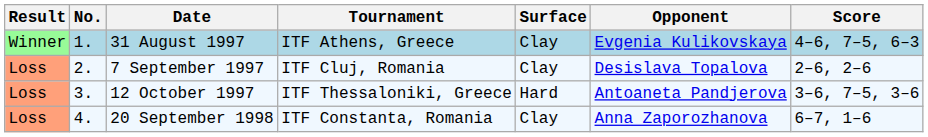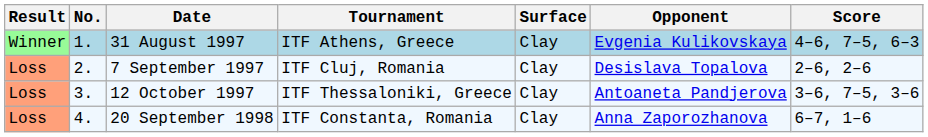(539, 93) Hard -> (539, 93) Clay
